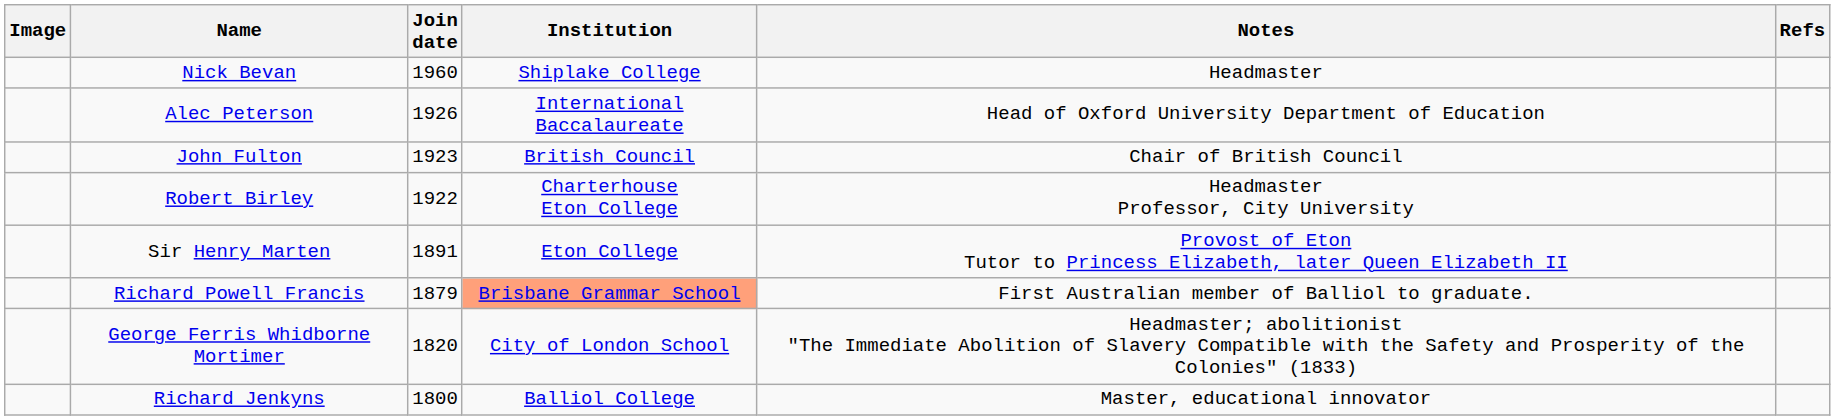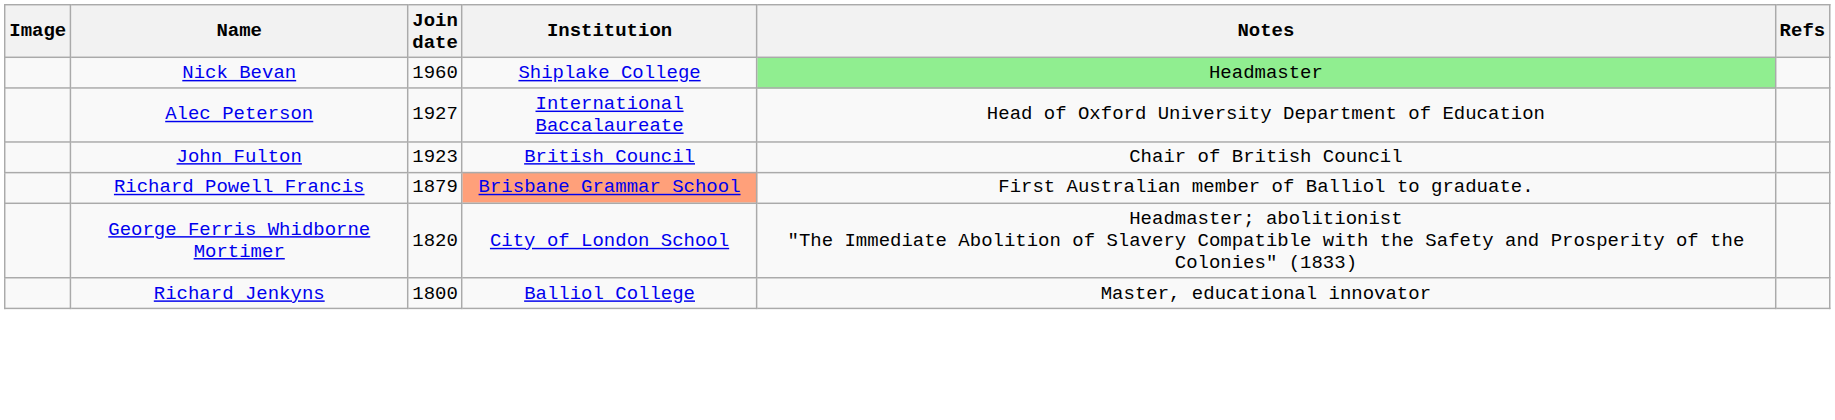(1266, 73) no background -> (1266, 73) lightgreen background
(435, 115) 1926 -> (435, 115) 1927
- row: (239, 199)
- row: (239, 252)
